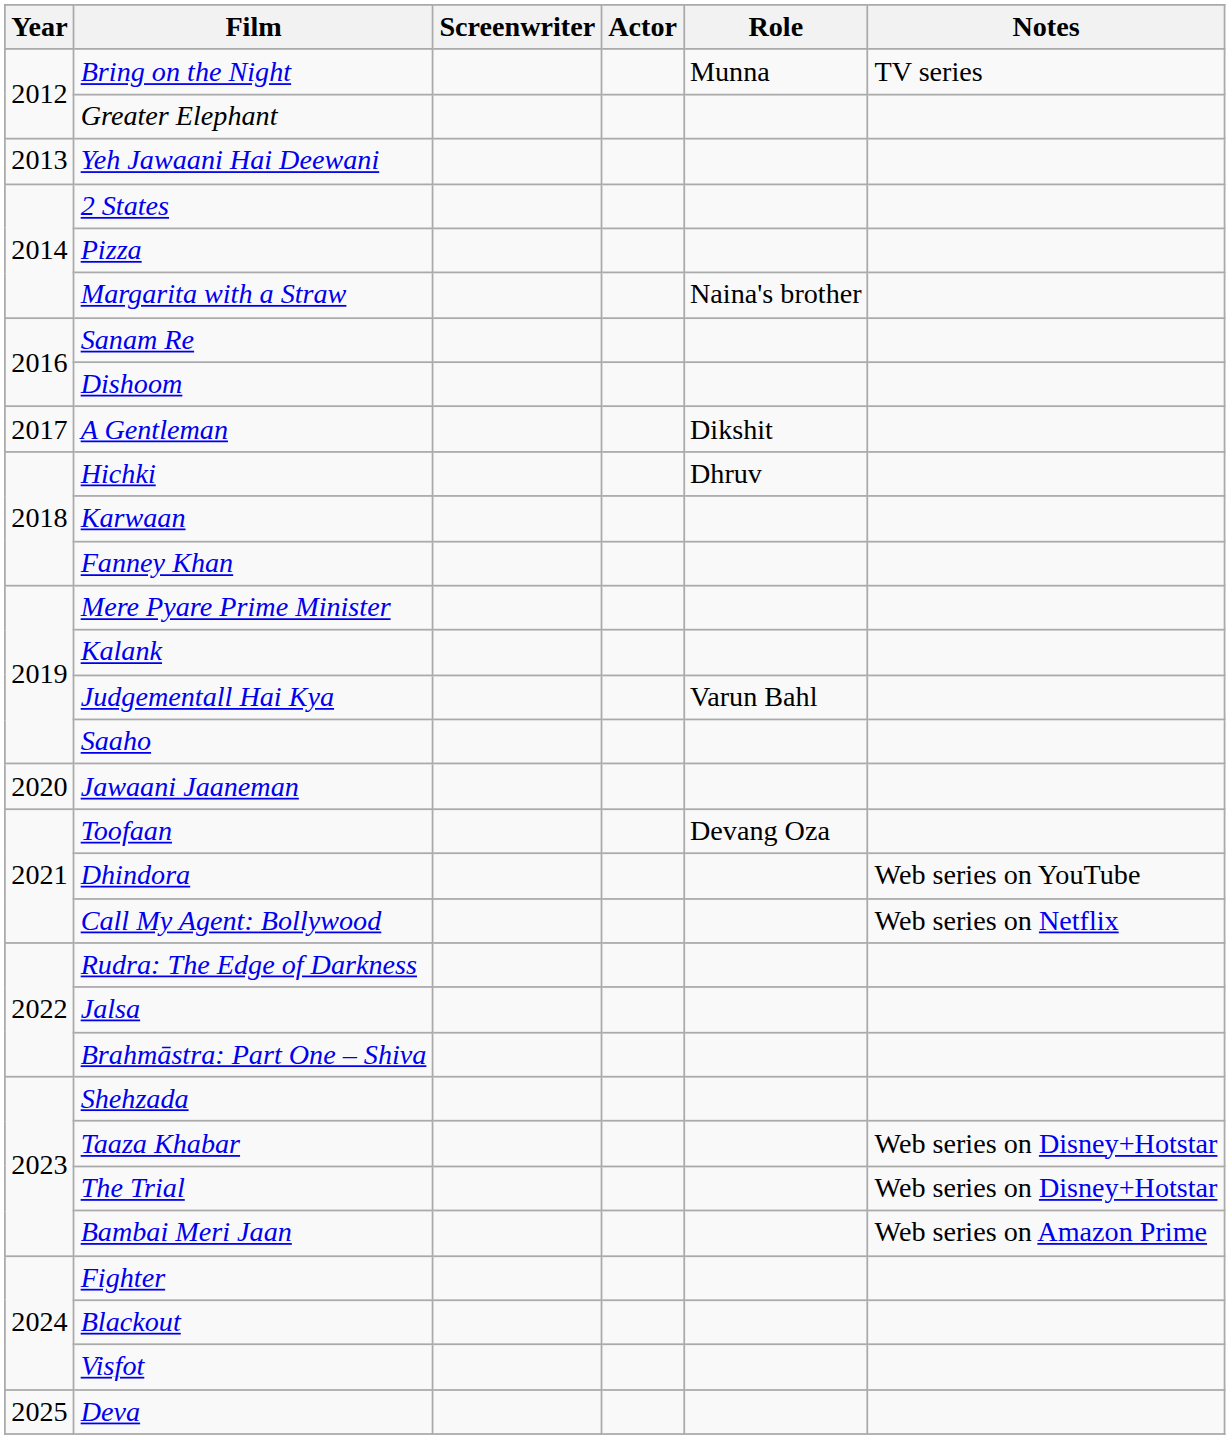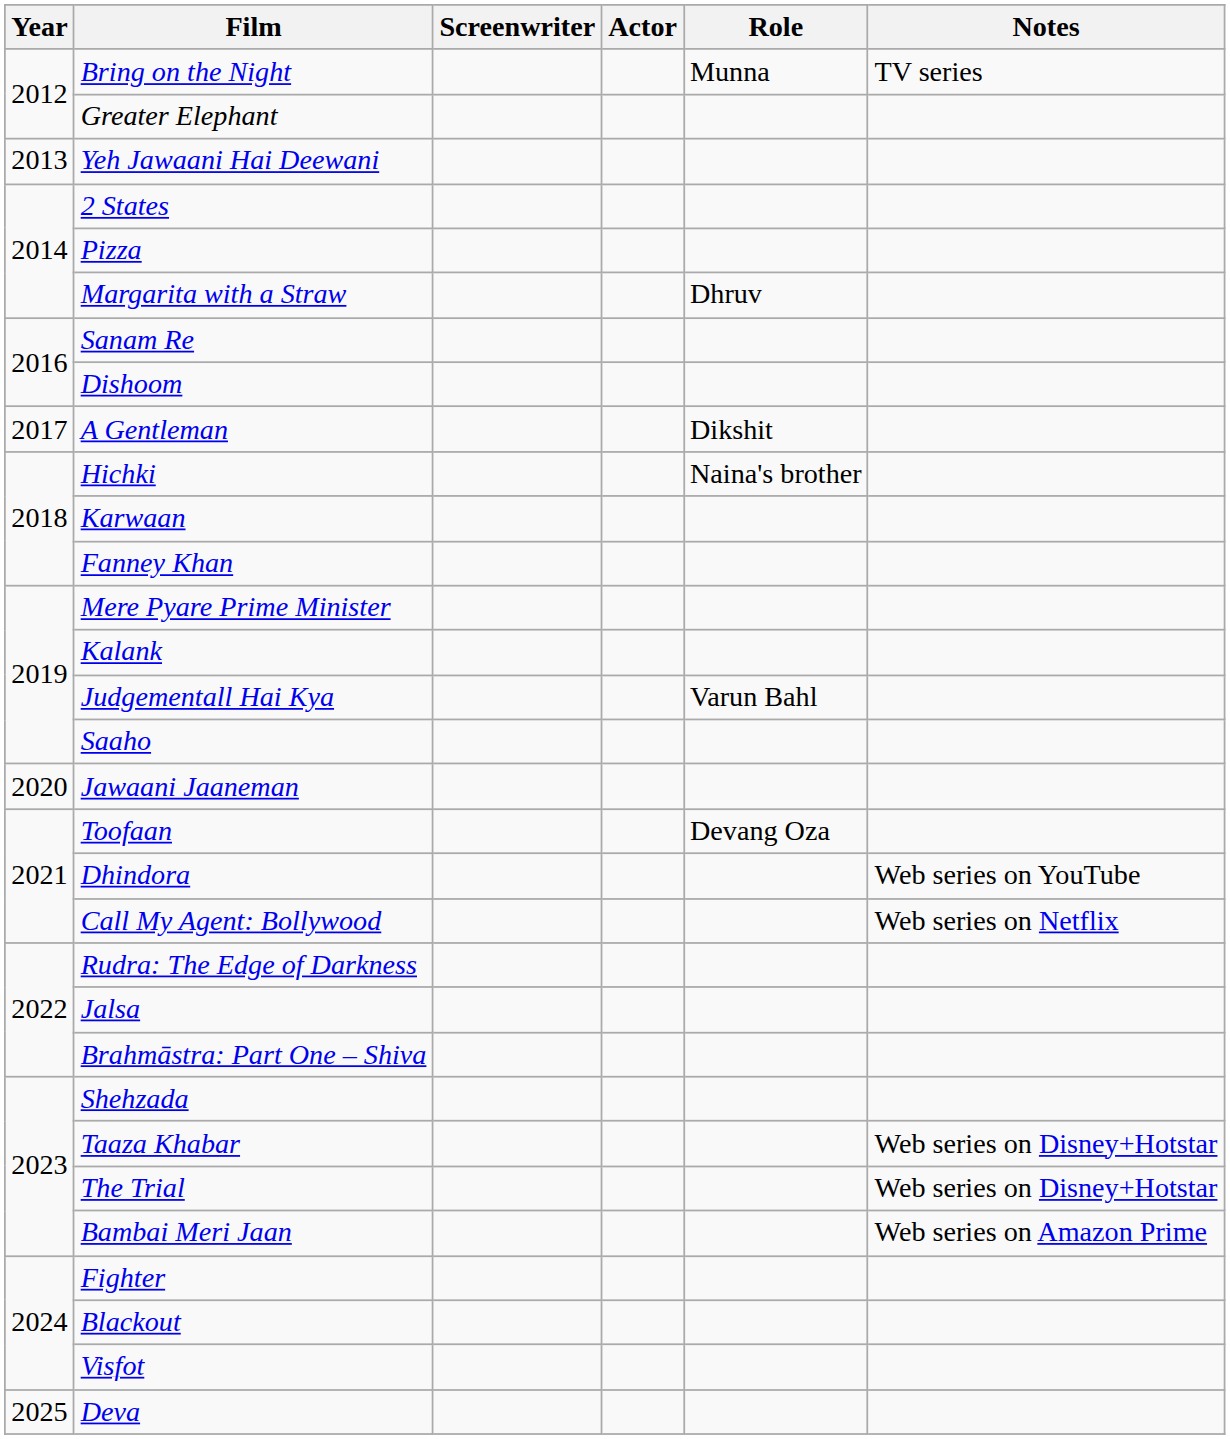(776, 294) Naina's brother -> (726, 294) Dhruv
(726, 473) Dhruv -> (776, 473) Naina's brother
